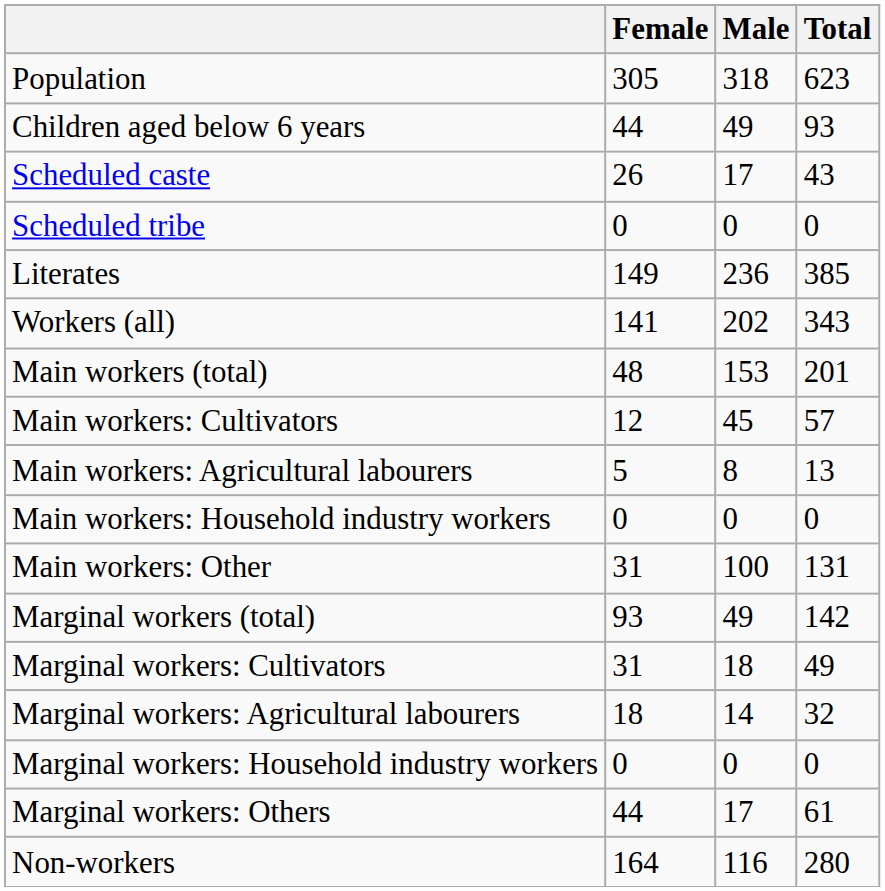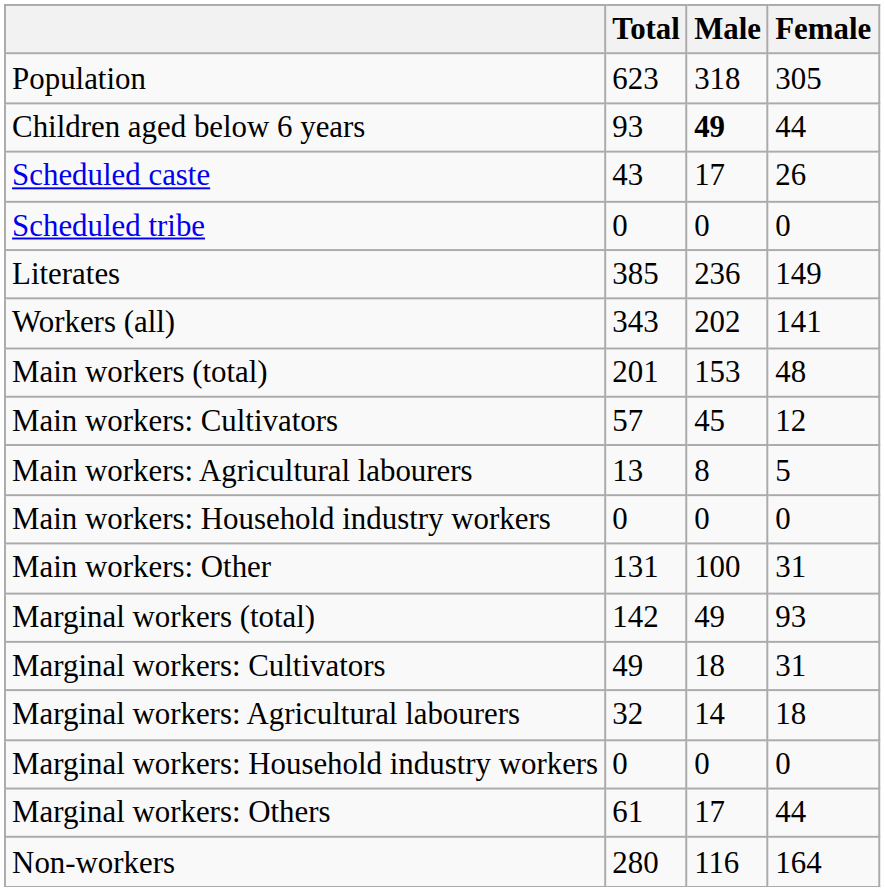columns swapped: (838, 28) <-> (660, 28)
(738, 126) normal -> (710, 126) bold
